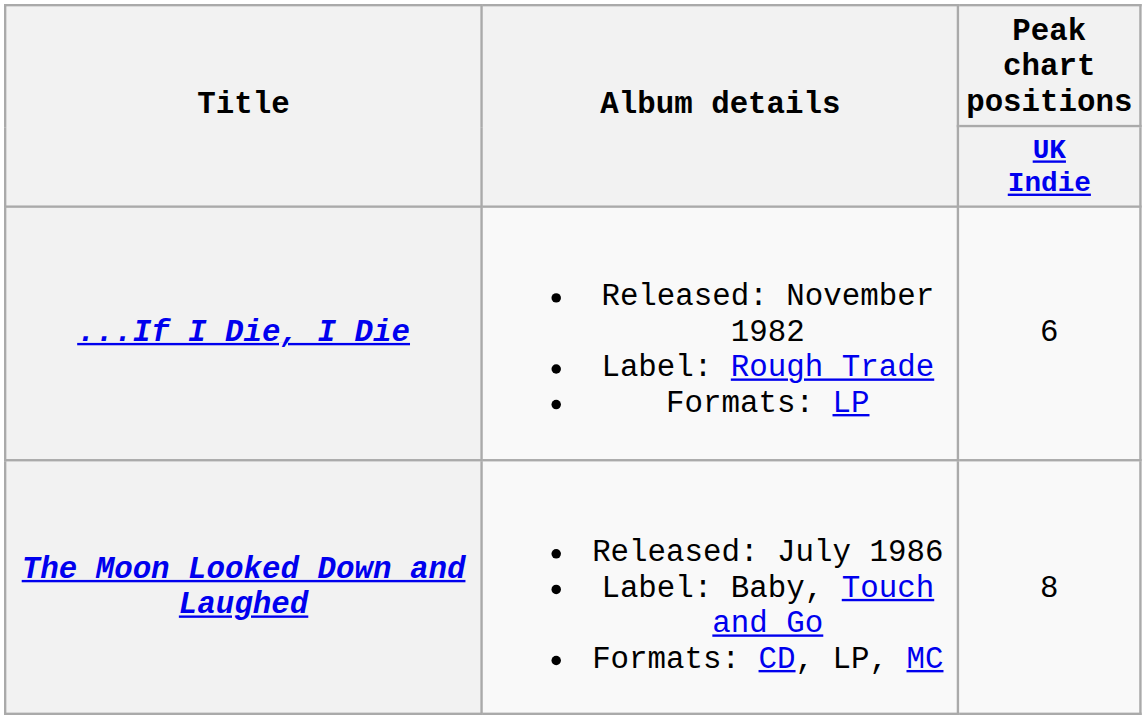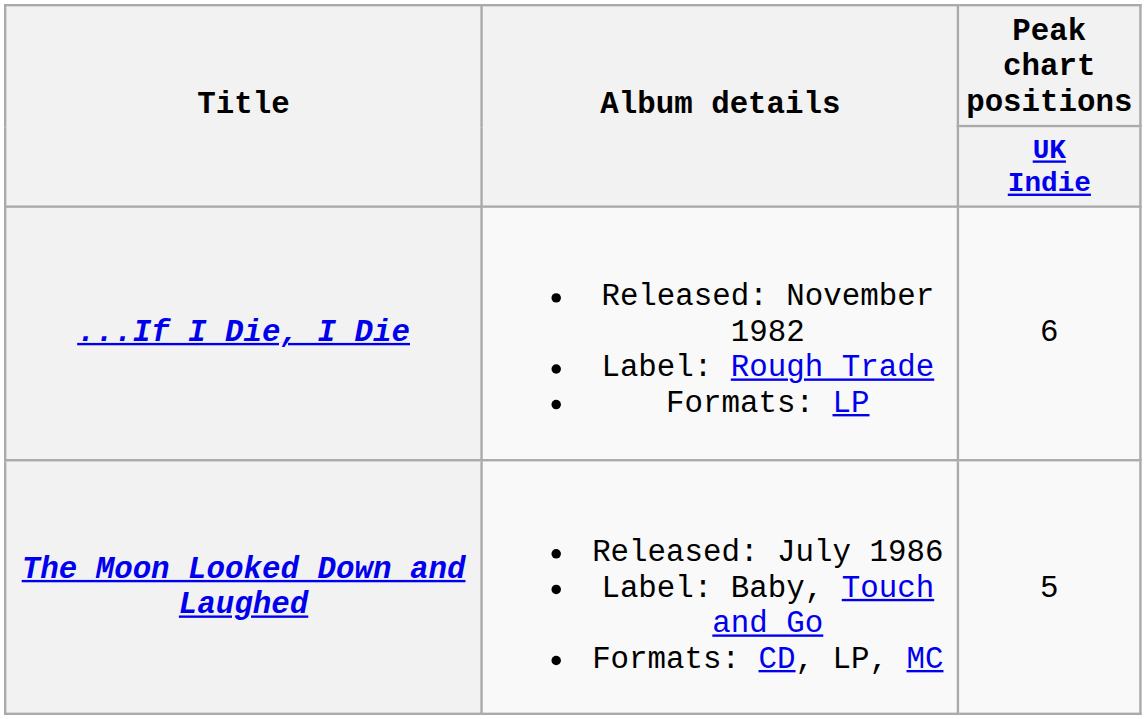(1049, 587) 8 -> (1049, 587) 5
